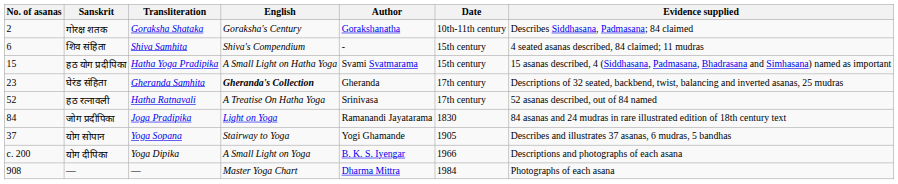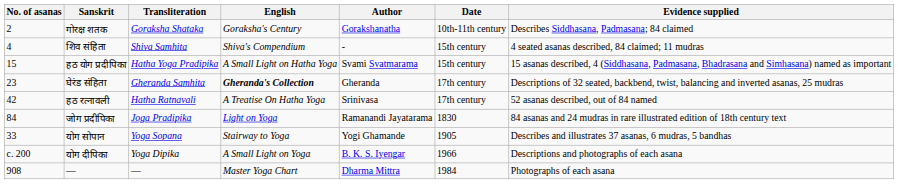(9, 46) 6 -> (9, 46) 4
(11, 100) 52 -> (11, 100) 42
(11, 136) 37 -> (11, 136) 33
